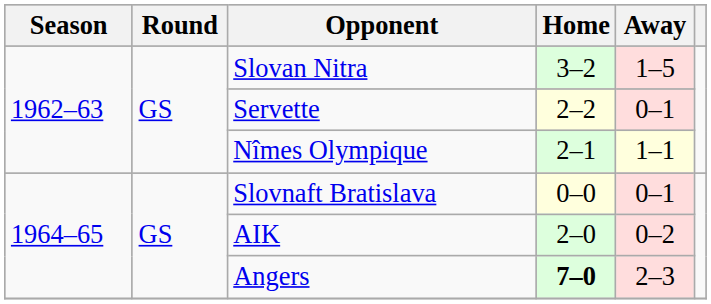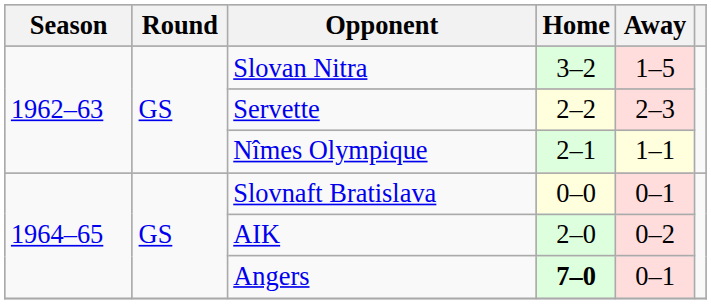(655, 109) 0–1 -> (655, 109) 2–3
(655, 276) 2–3 -> (655, 276) 0–1
